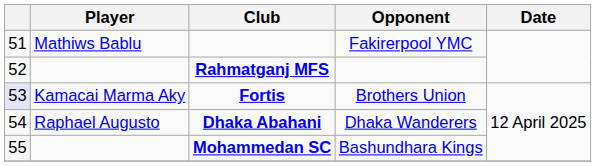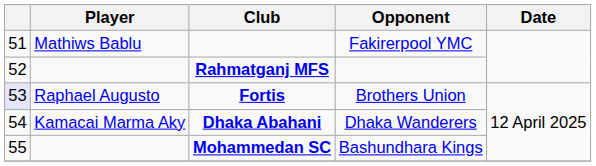(110, 95) Kamacai Marma Aky -> (97, 95) Raphael Augusto
(97, 122) Raphael Augusto -> (110, 122) Kamacai Marma Aky
